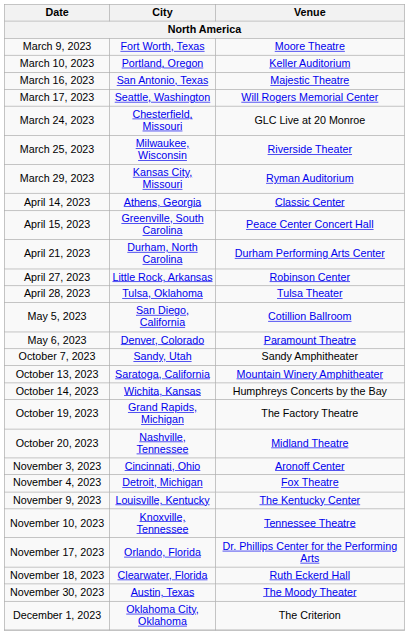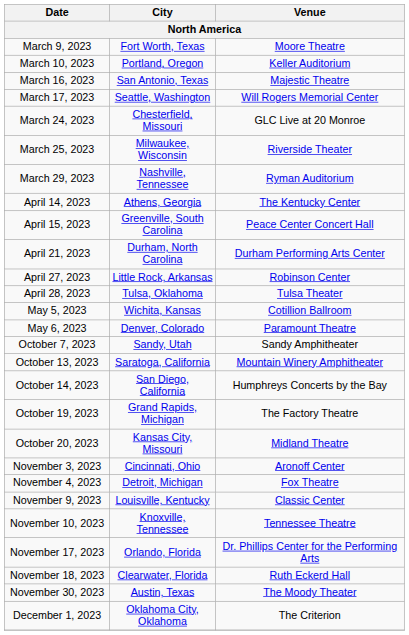(162, 179) Kansas City, Missouri -> (162, 179) Nashville, Tennessee
(310, 202) Classic Center -> (310, 202) The Kentucky Center
(162, 317) San Diego, California -> (162, 311) Wichita, Kansas
(162, 391) Wichita, Kansas -> (162, 385) San Diego, California
(162, 443) Nashville, Tennessee -> (162, 443) Kansas City, Missouri
(310, 500) The Kentucky Center -> (310, 500) Classic Center
